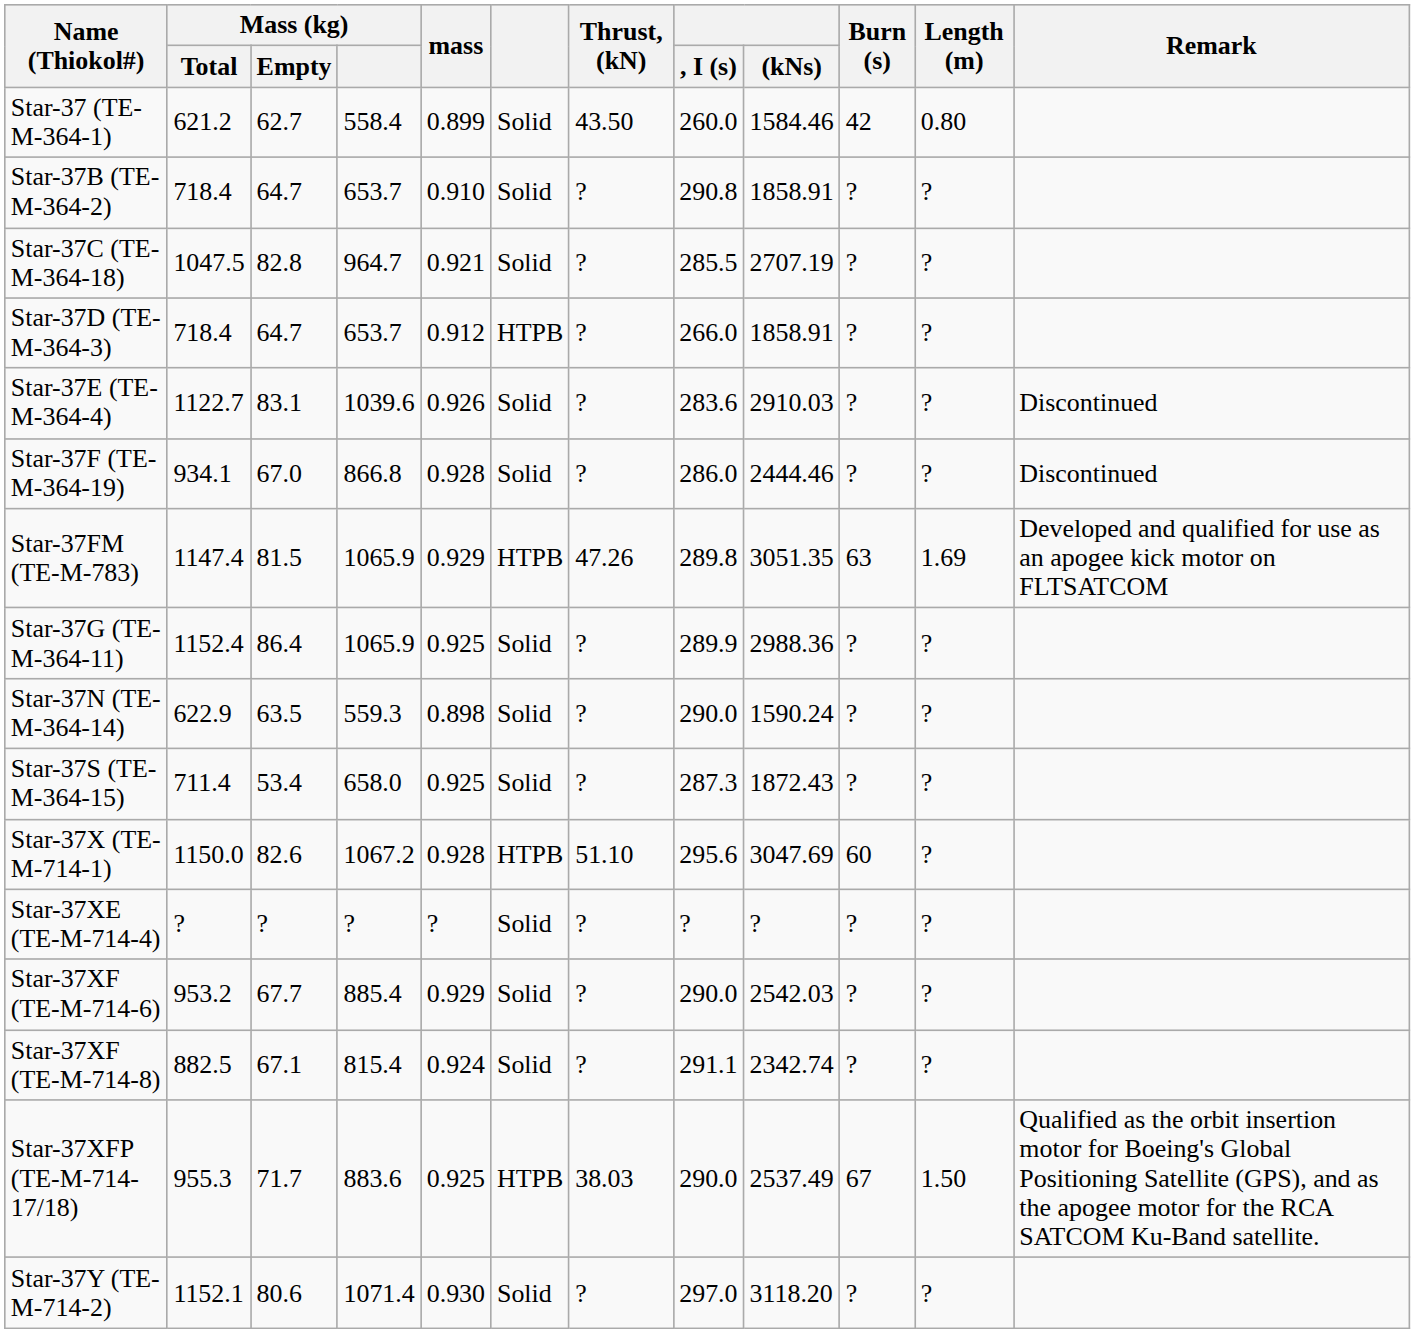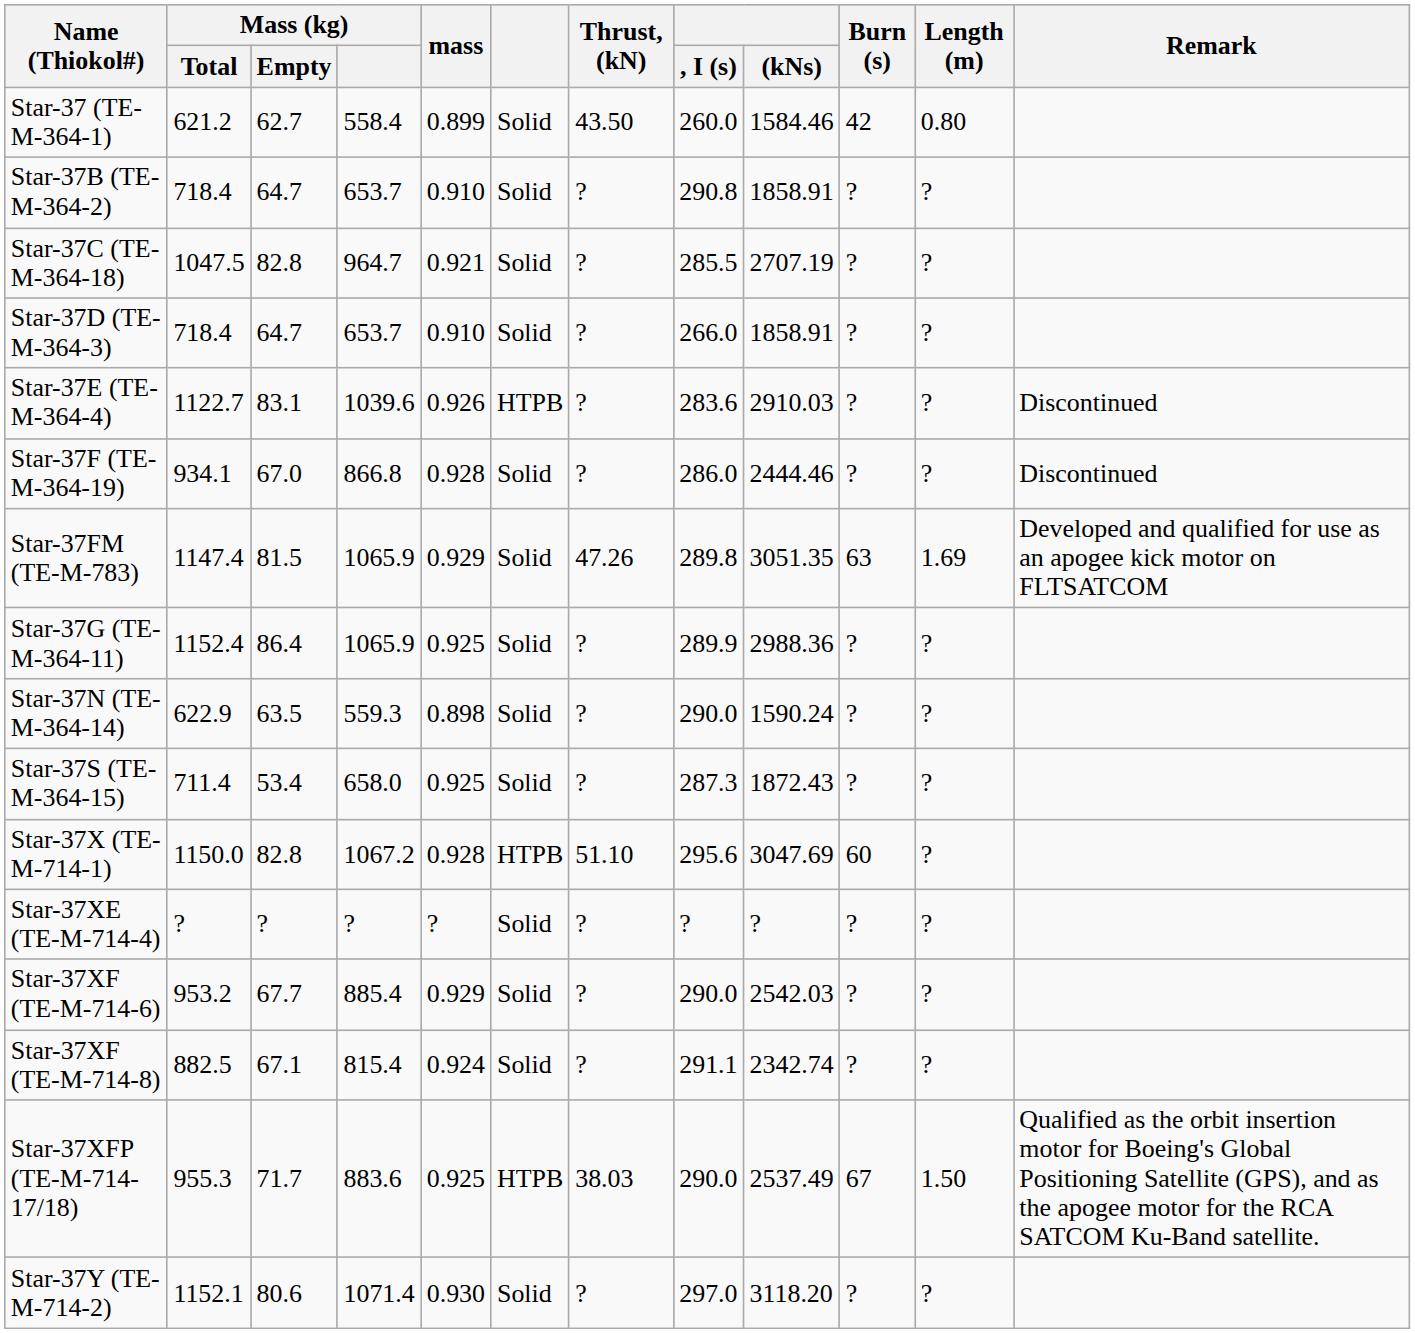(456, 332) 0.912 -> (456, 332) 0.910
(530, 332) HTPB -> (524, 332) Solid
(524, 402) Solid -> (530, 402) HTPB
(530, 558) HTPB -> (524, 558) Solid
(279, 853) 82.6 -> (279, 853) 82.8
